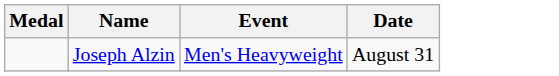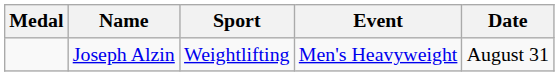+ column: (237, 21)
